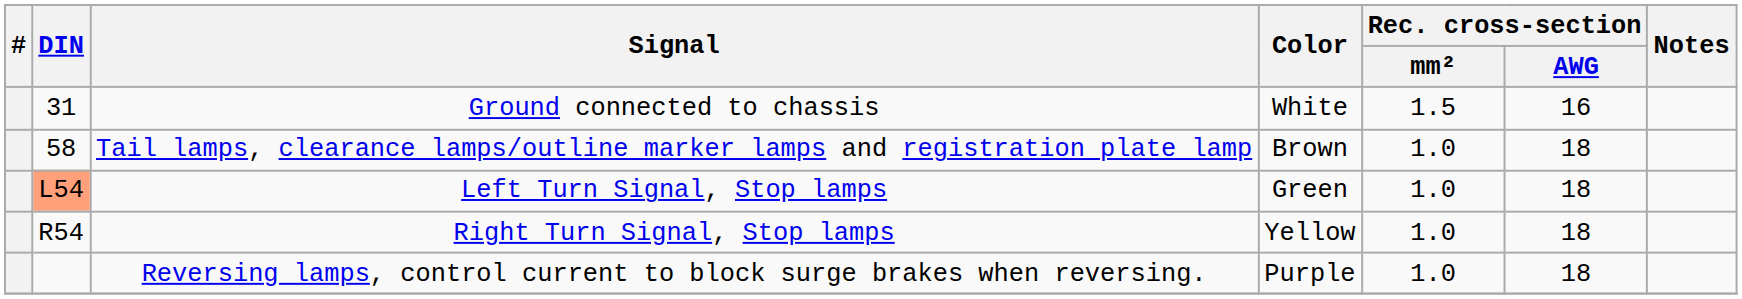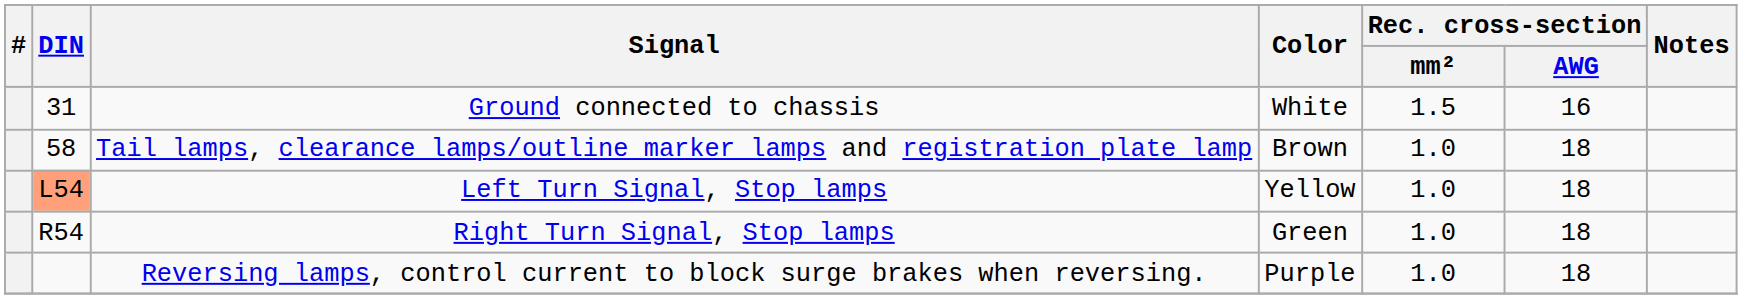(1310, 191) Green -> (1310, 191) Yellow
(1310, 232) Yellow -> (1310, 232) Green
